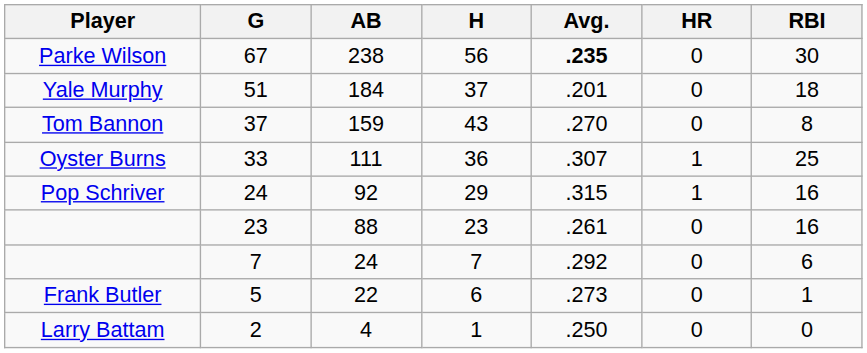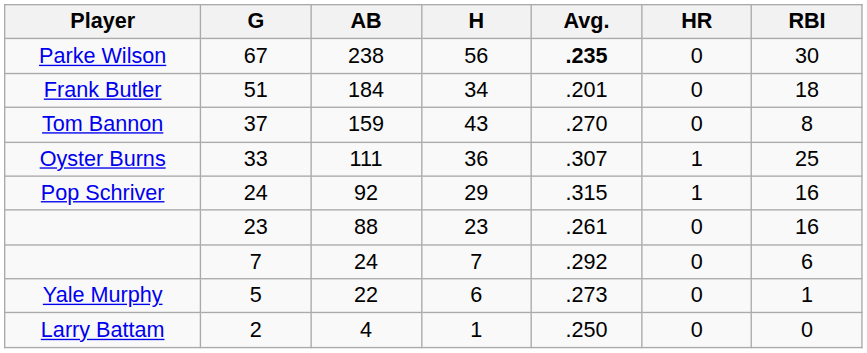(103, 90) Yale Murphy -> (103, 90) Frank Butler
(476, 90) 37 -> (476, 90) 34
(103, 295) Frank Butler -> (103, 295) Yale Murphy
